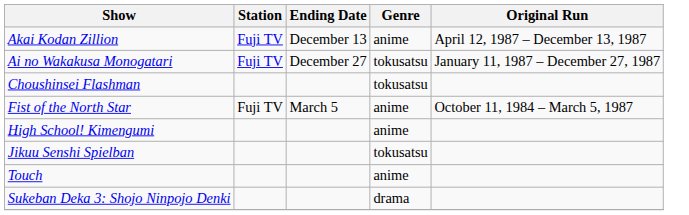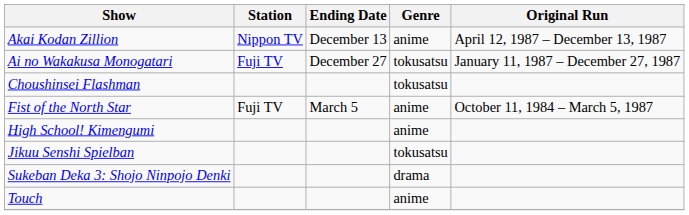(260, 38) Fuji TV -> (270, 38) Nippon TV
rows swapped: (119, 198) <-> (25, 175)
